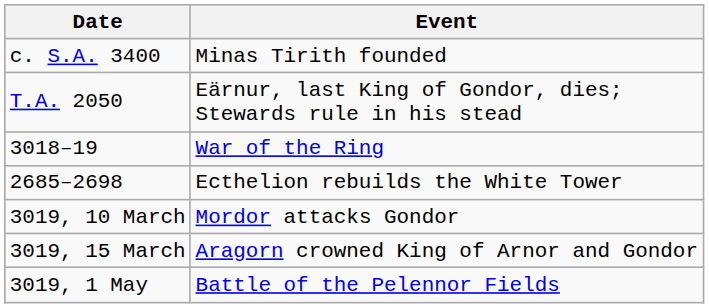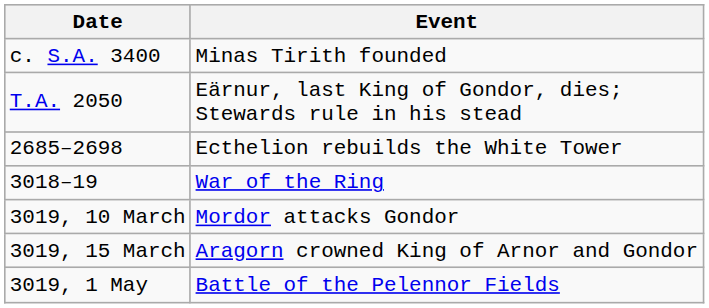rows swapped: (66, 182) <-> (54, 148)
